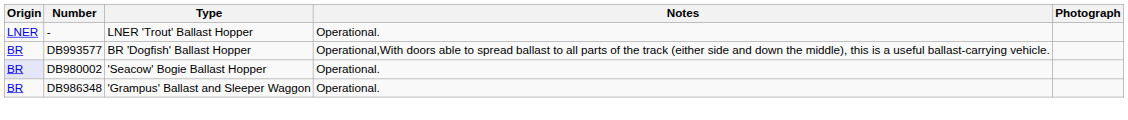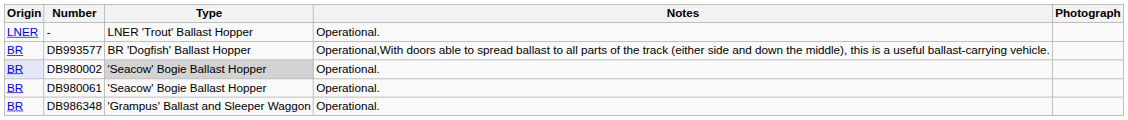(187, 69) no background -> (187, 69) lightgrey background
+ row: (74, 87)
